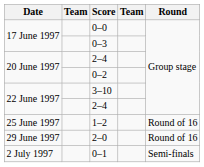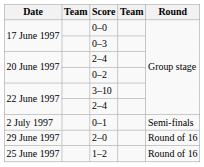rows swapped: (33, 122) <-> (30, 153)
